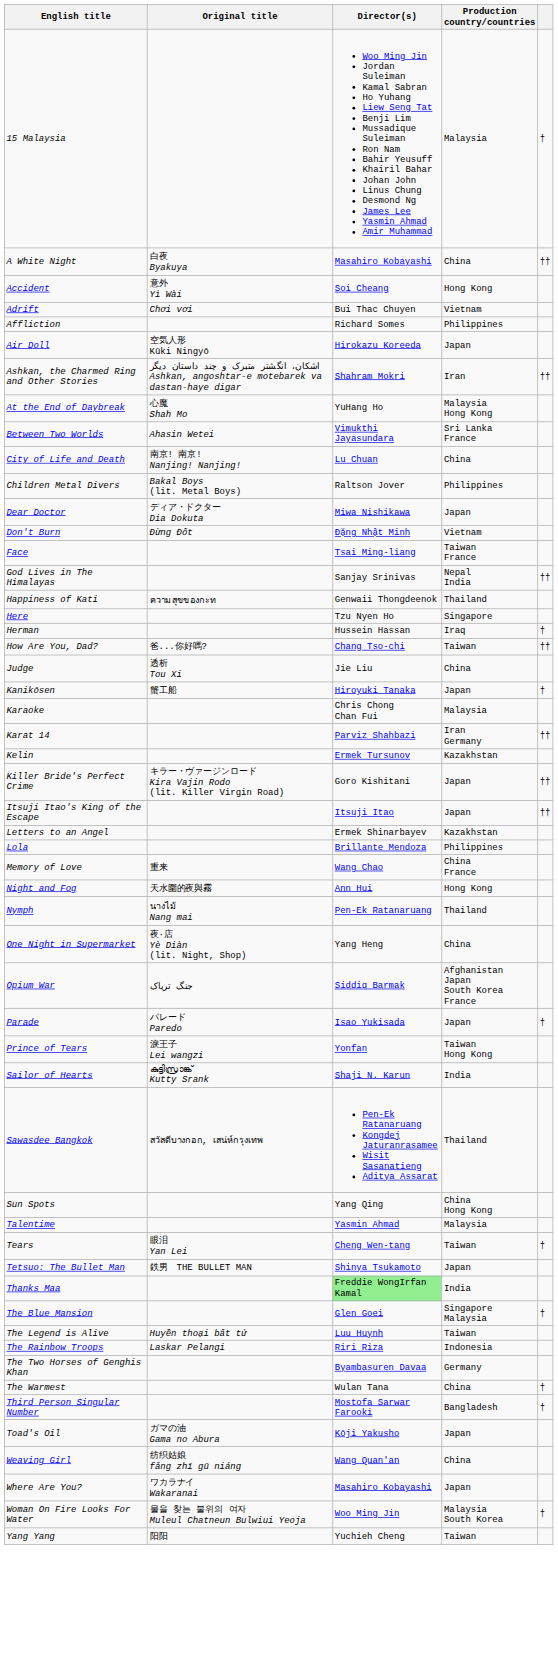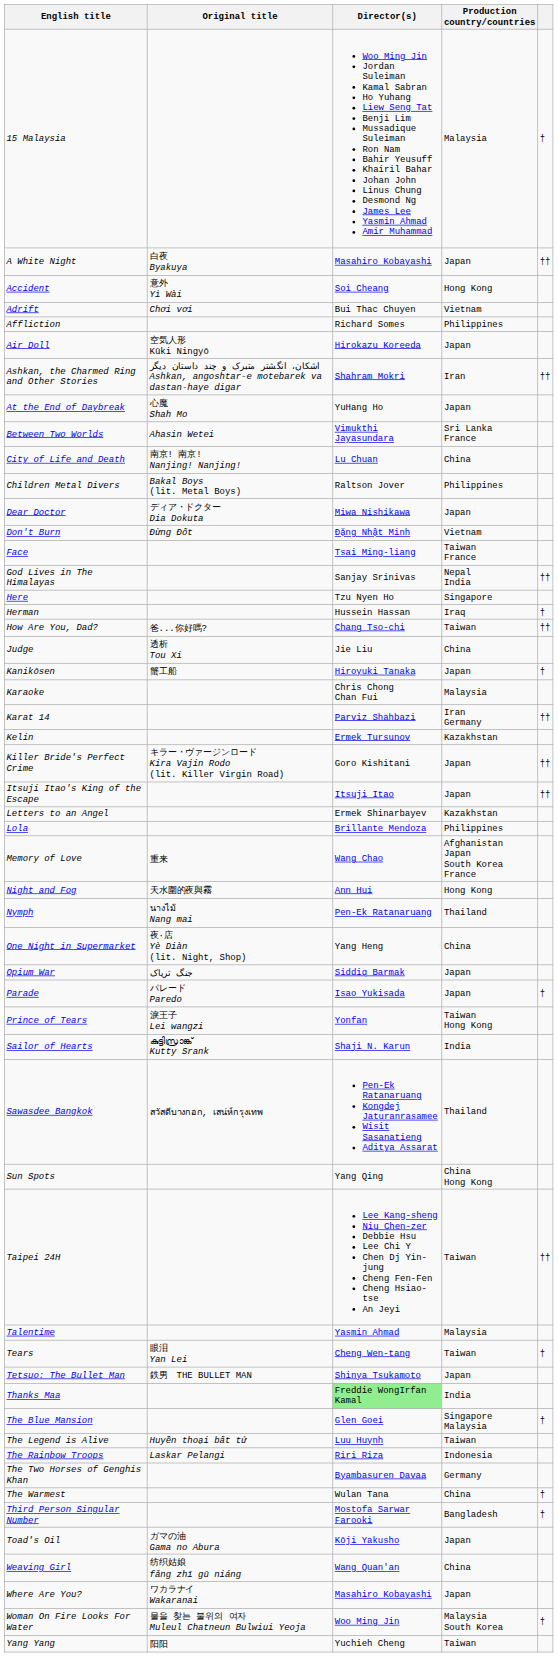(457, 262) China -> (457, 262) Japan
(468, 408) Malaysia Hong Kong -> (457, 408) Japan
- row: (52, 600)
(460, 867) China France -> (474, 859) Afghanistan Japan South Korea France
(474, 986) Afghanistan Japan South Korea France -> (457, 972) Japan
+ row: (33, 1257)
